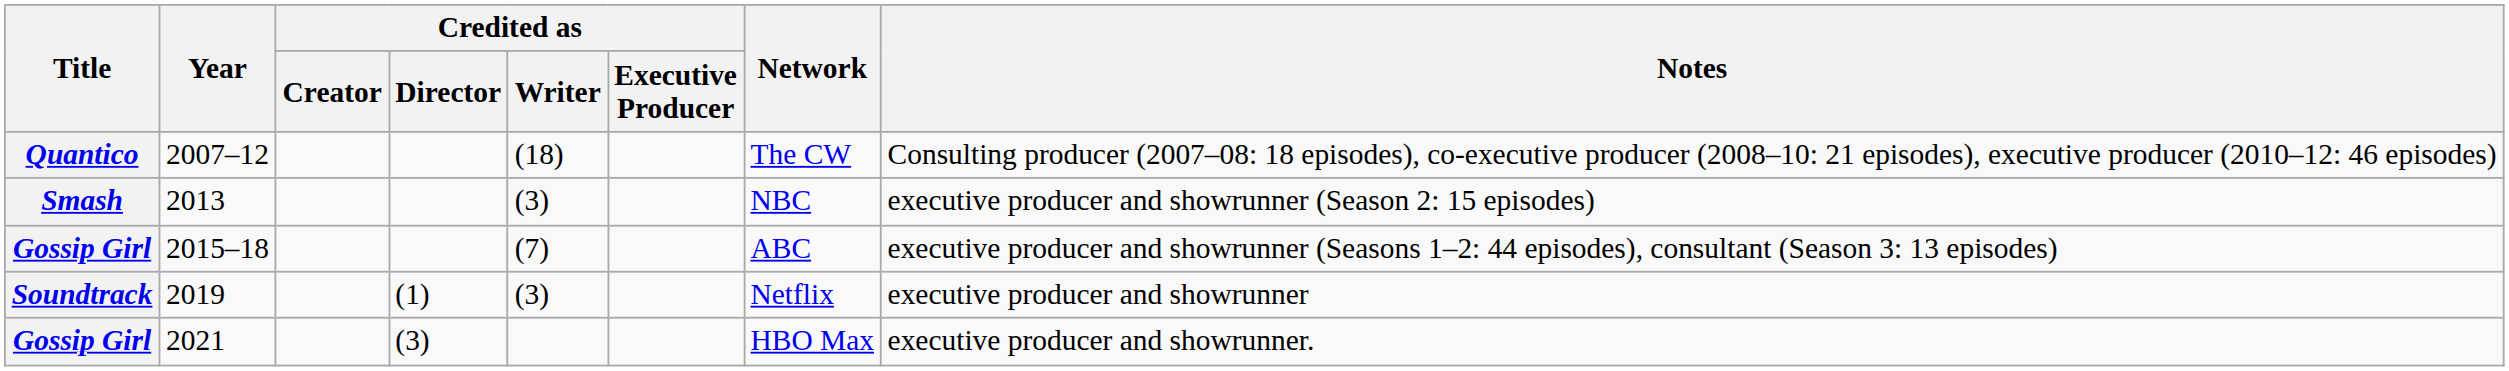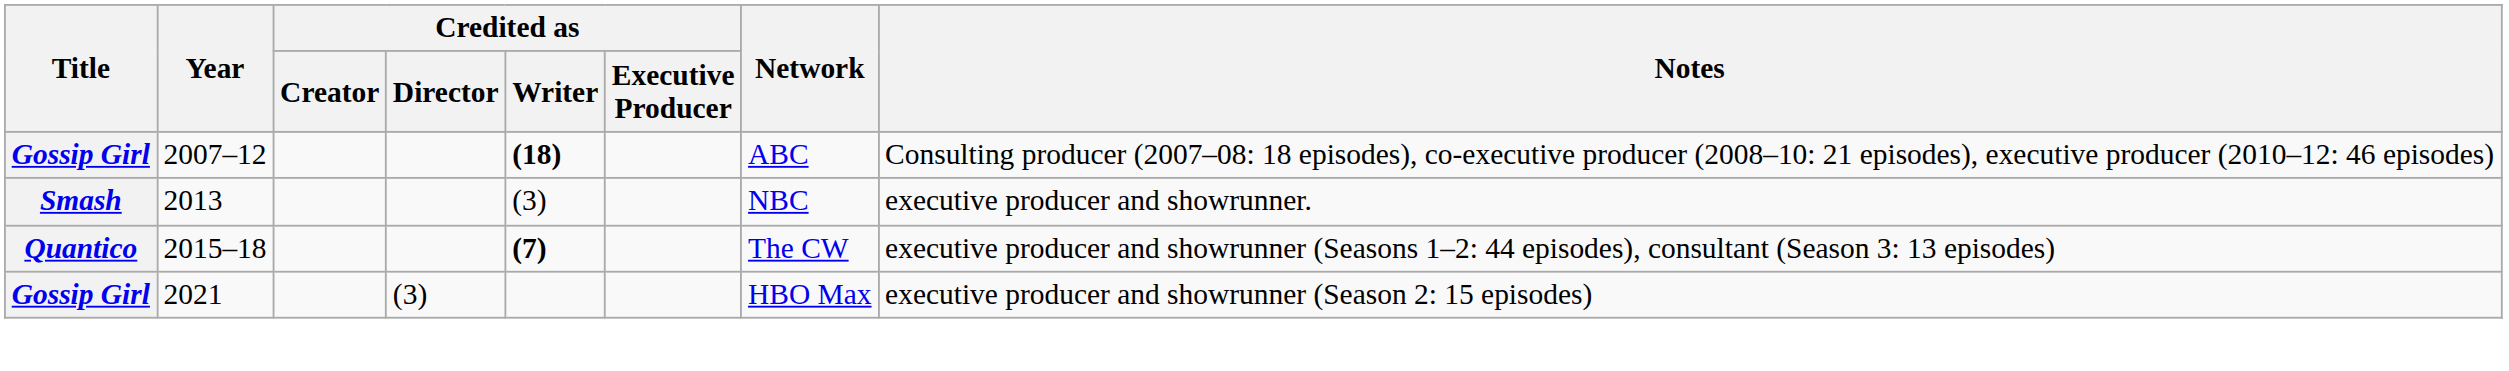(82, 154) Quantico -> (81, 154) Gossip Girl
(539, 154) normal -> (537, 154) bold
(801, 154) The CW -> (778, 154) ABC
(1241, 201) executive producer and showrunner (Season 2: 15 episodes) -> (1098, 201) executive producer and showrunner.
(82, 247) Gossip Girl -> (81, 247) Quantico
(532, 247) normal -> (529, 247) bold
(781, 247) ABC -> (798, 247) The CW
- row: (195, 294)
(1101, 341) executive producer and showrunner. -> (1239, 294) executive producer and showrunner (Season 2: 15 episodes)
